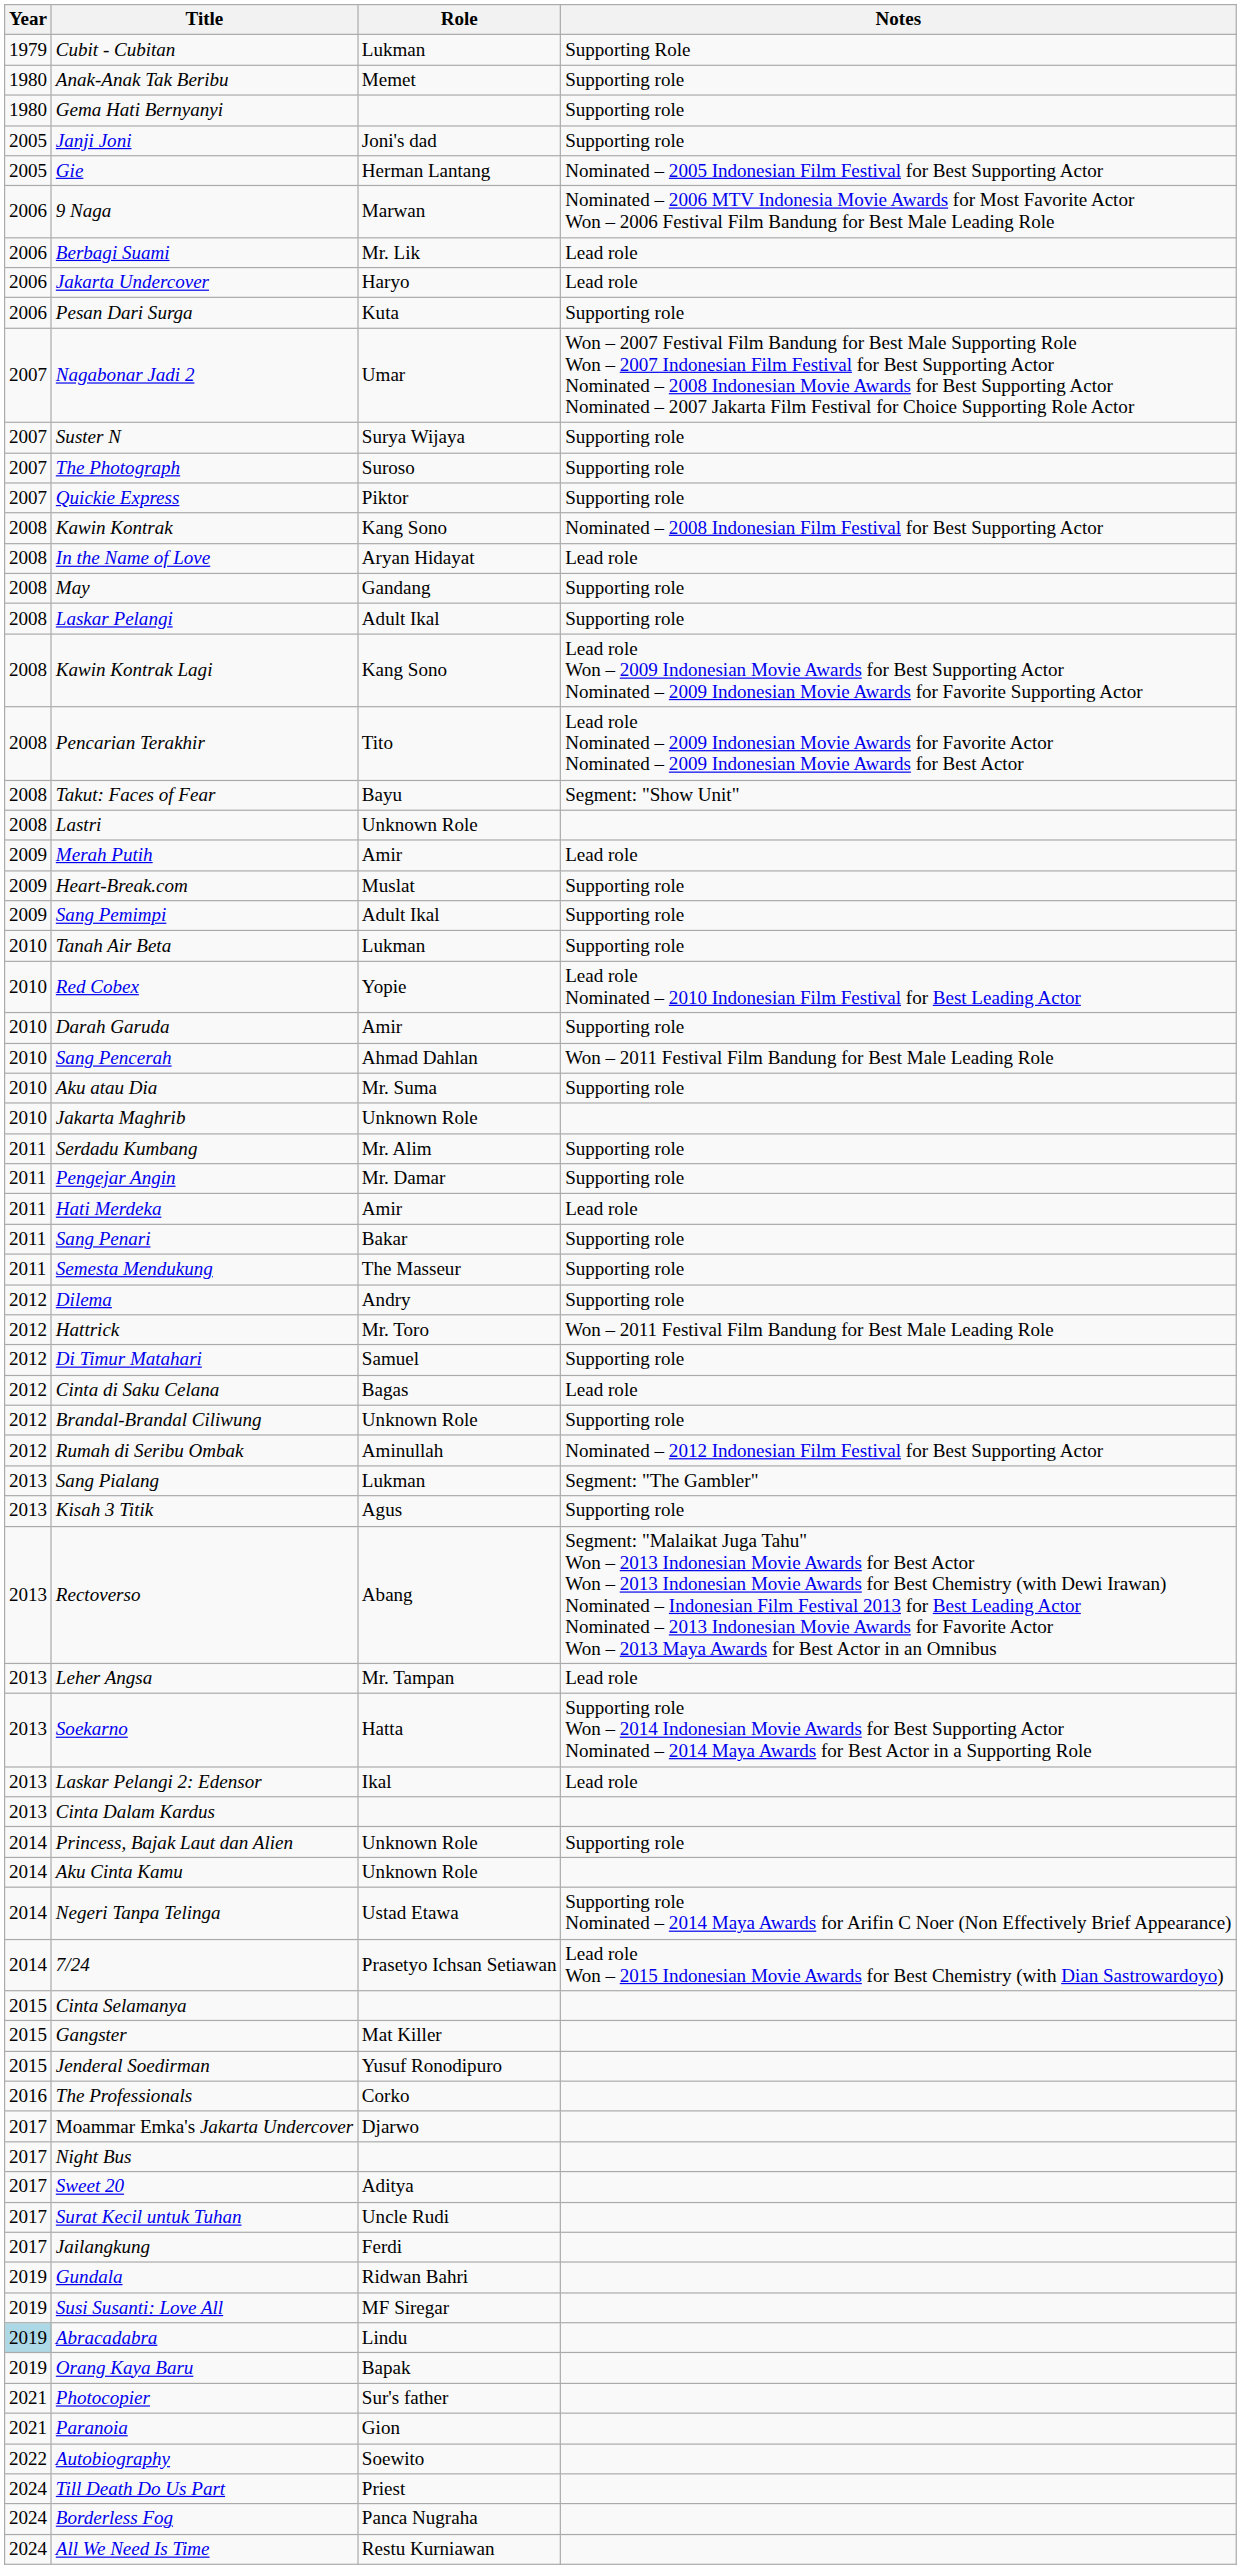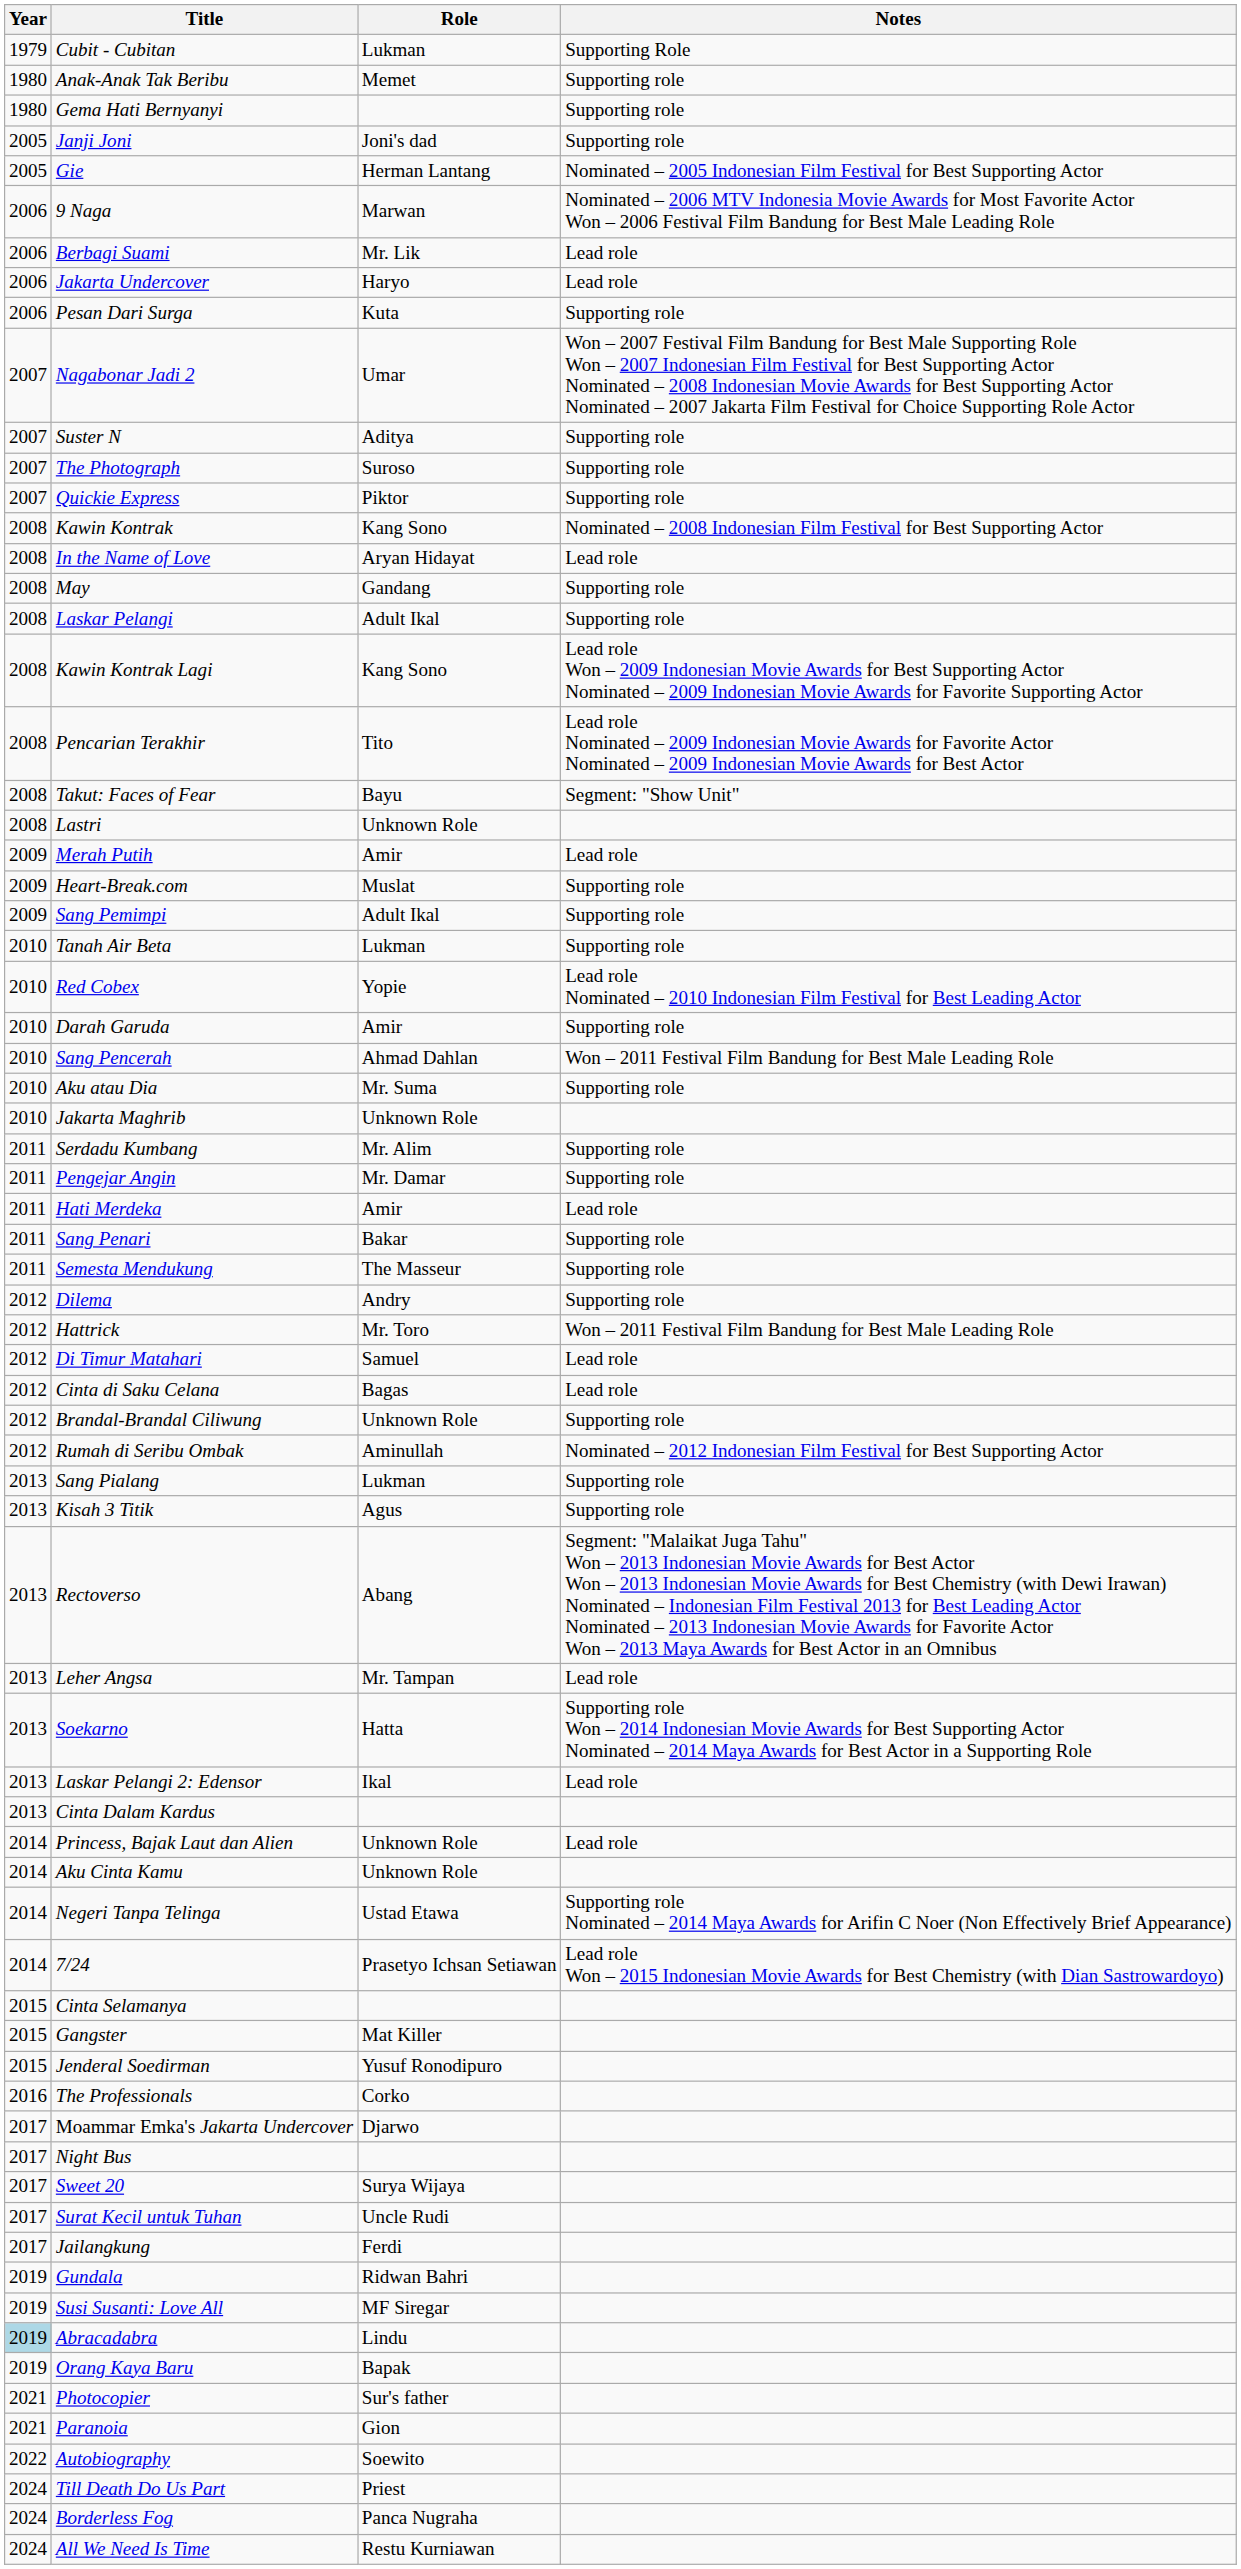(413, 437) Surya Wijaya -> (388, 437) Aditya
(625, 1359) Supporting role -> (601, 1359) Lead role
(662, 1480) Segment: "The Gambler" -> (625, 1480) Supporting role
(625, 1841) Supporting role -> (601, 1841) Lead role
(388, 2186) Aditya -> (413, 2186) Surya Wijaya
